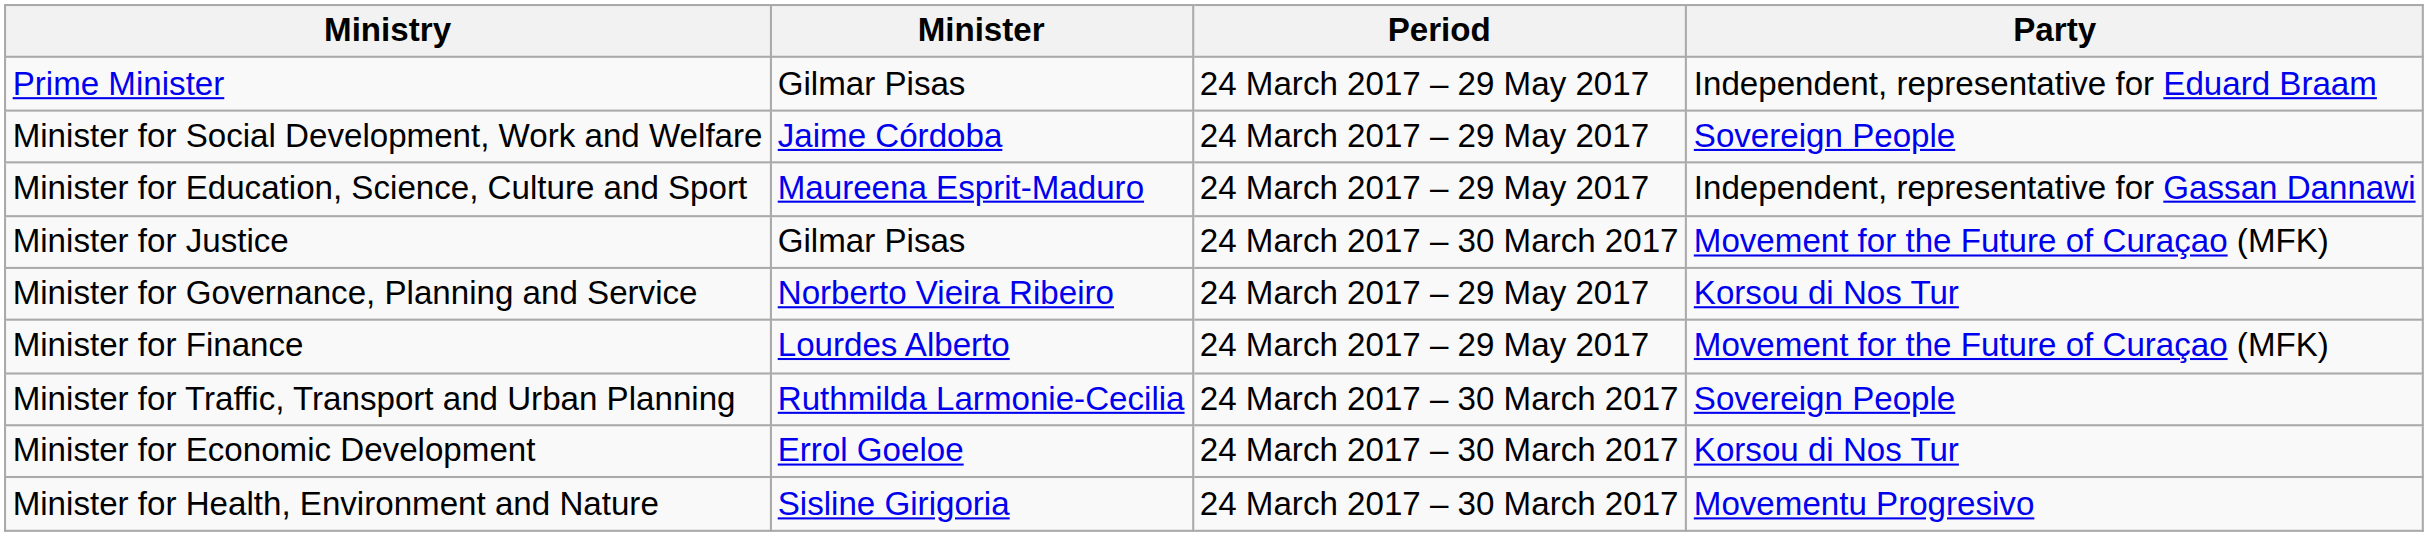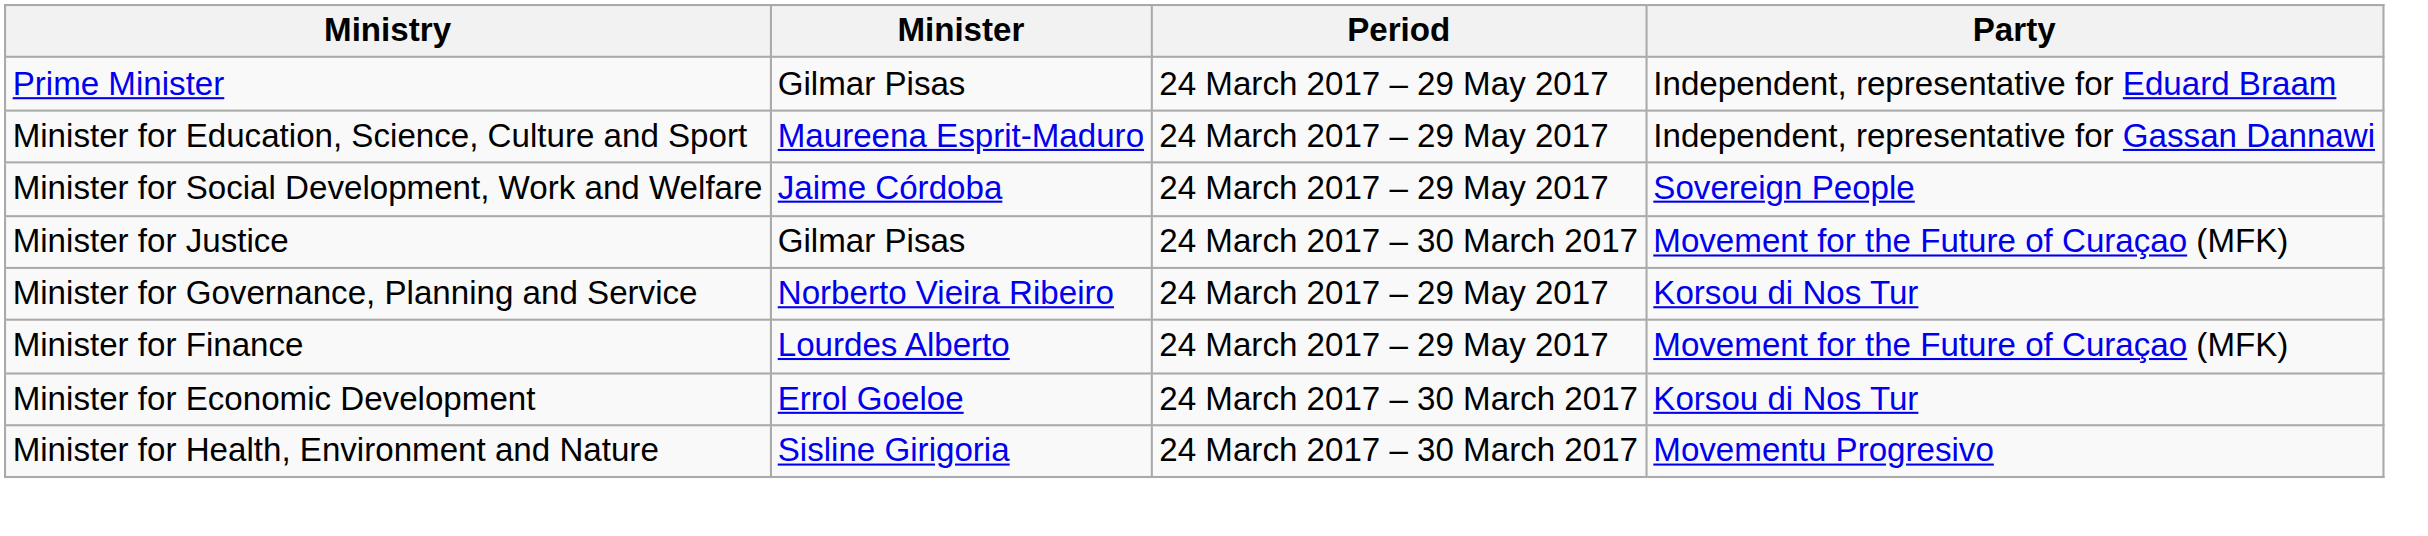rows swapped: (380, 188) <-> (388, 135)
- row: (374, 398)
